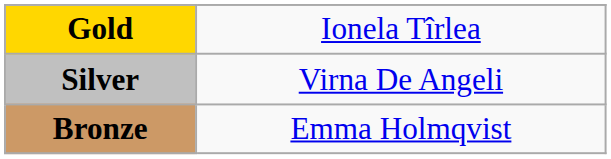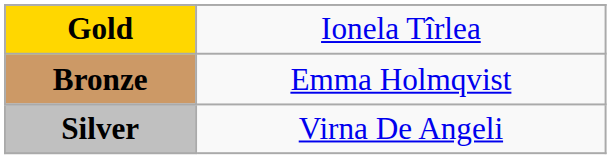rows swapped: (100, 78) <-> (100, 128)
